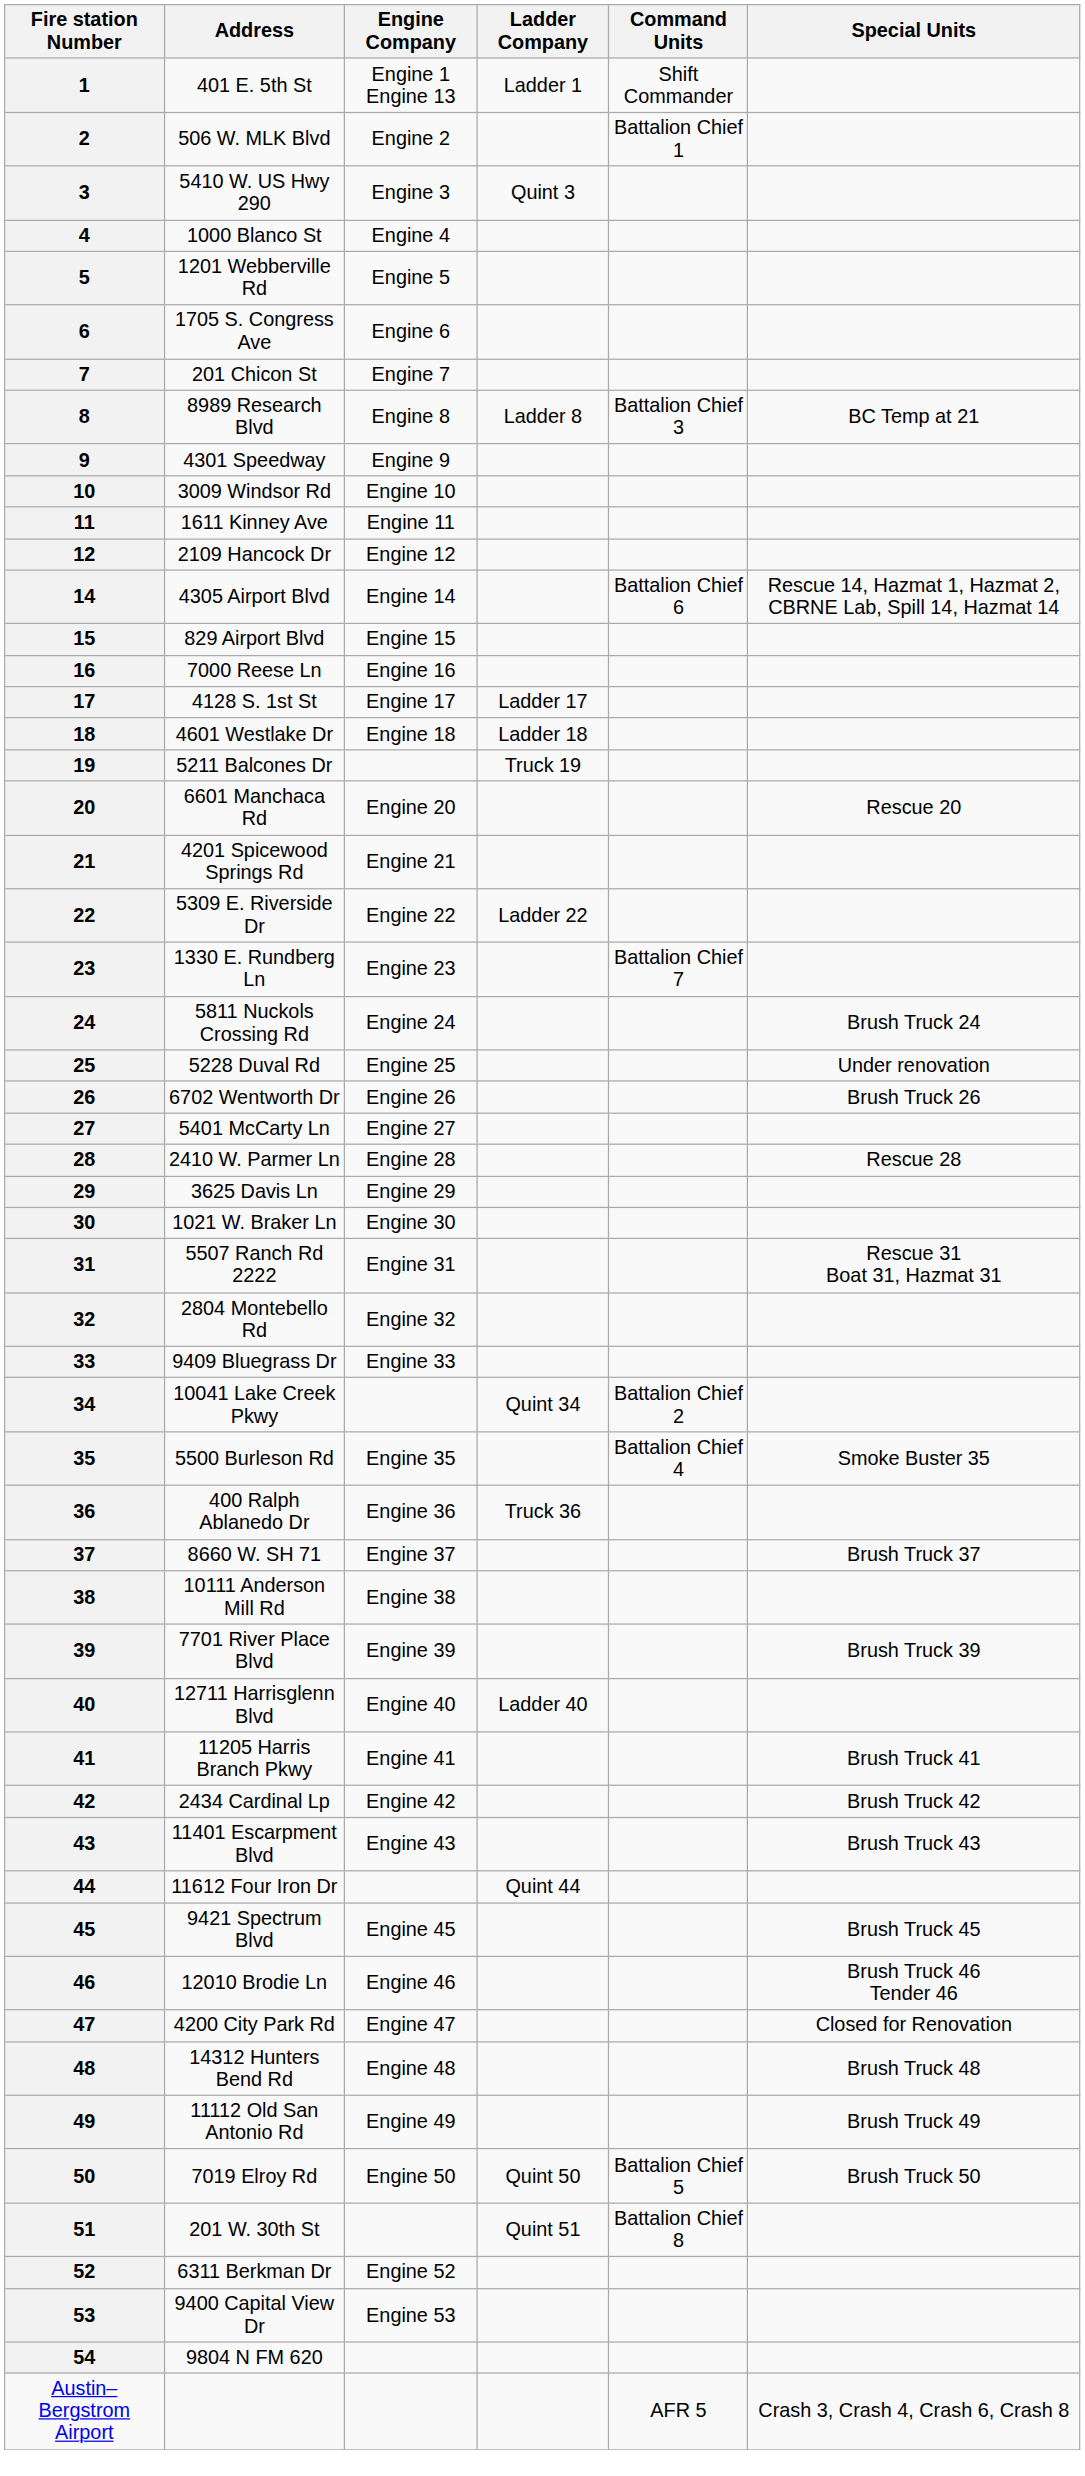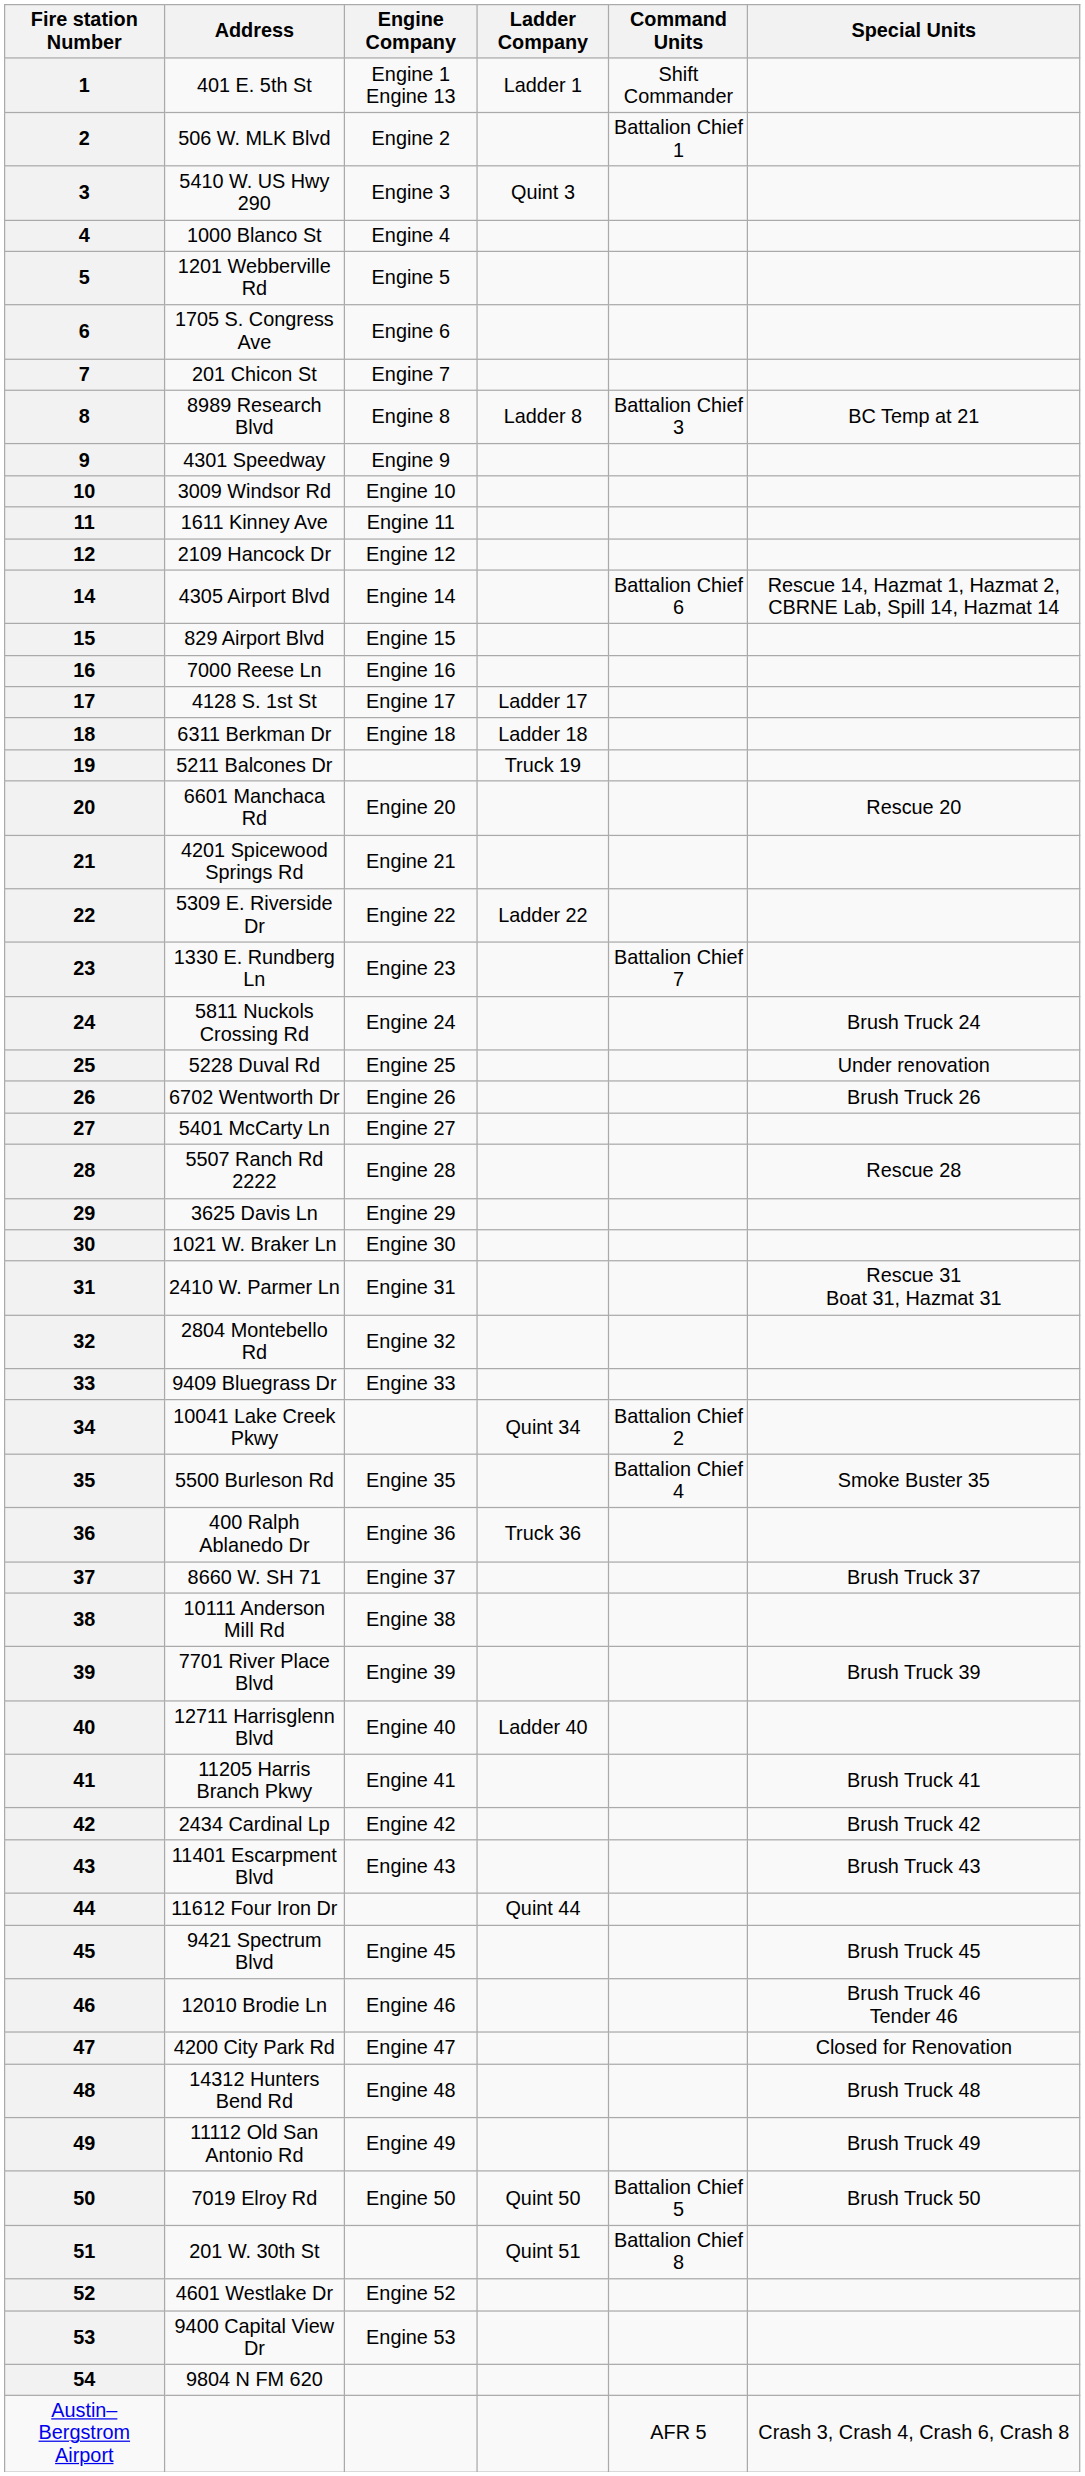(254, 733) 4601 Westlake Dr -> (254, 733) 6311 Berkman Dr
(254, 1159) 2410 W. Parmer Ln -> (254, 1171) 5507 Ranch Rd 2222
(254, 1265) 5507 Ranch Rd 2222 -> (254, 1287) 2410 W. Parmer Ln
(254, 2272) 6311 Berkman Dr -> (254, 2294) 4601 Westlake Dr
